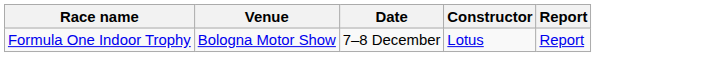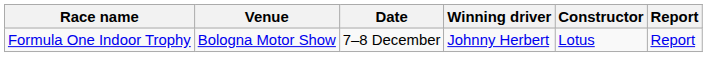+ column: (499, 16)
